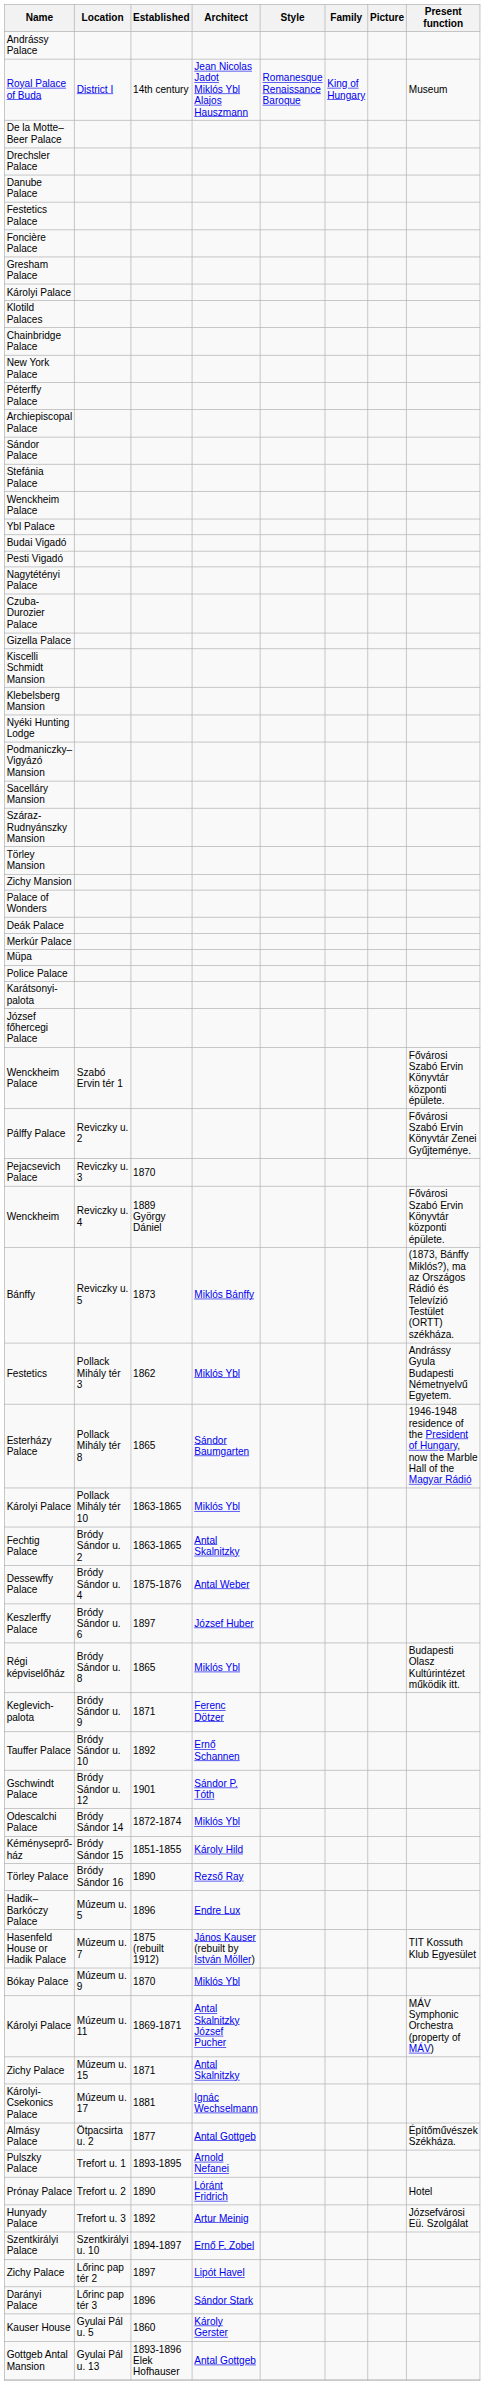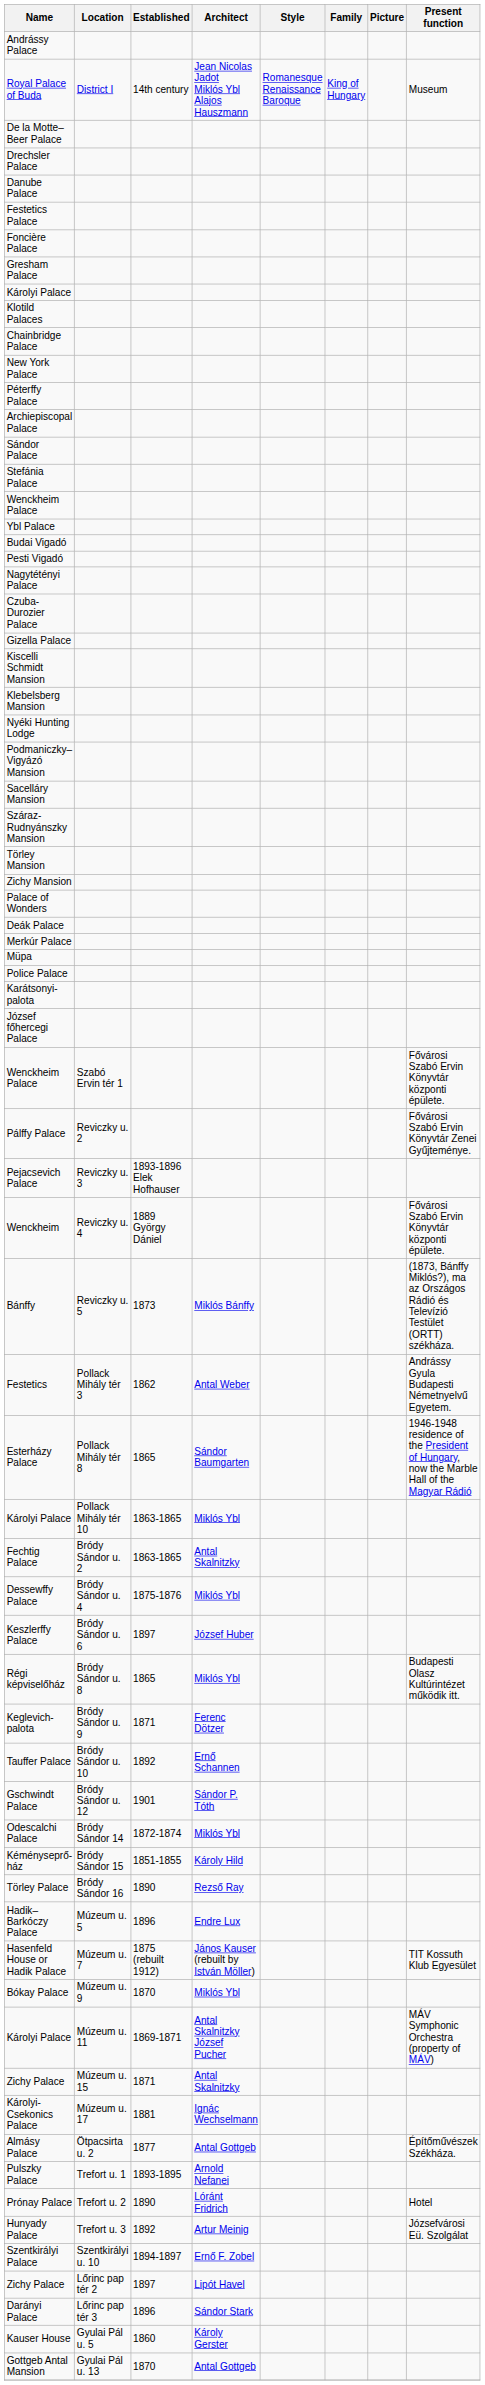(144, 1172) 1870 -> (157, 1178) 1893-1896 Elek Hofhauser
(217, 1373) Miklós Ybl -> (222, 1384) Antal Weber
(222, 1584) Antal Weber -> (217, 1596) Miklós Ybl
(157, 2360) 1893-1896 Elek Hofhauser -> (144, 2366) 1870
